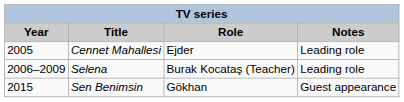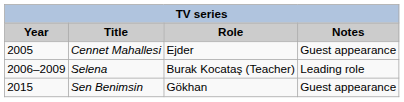(332, 51) Leading role -> (348, 51) Guest appearance
